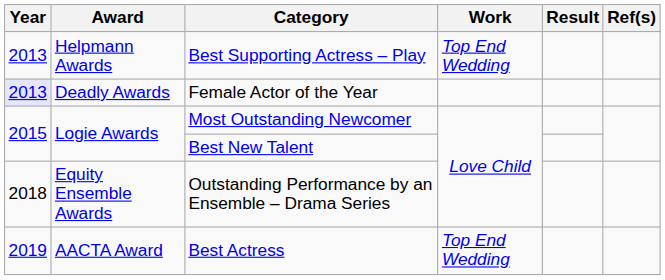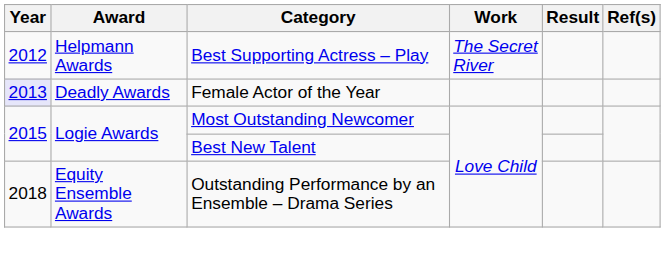(28, 55) 2013 -> (28, 55) 2012
(476, 55) Top End Wedding -> (495, 55) The Secret River
- row: (236, 250)
